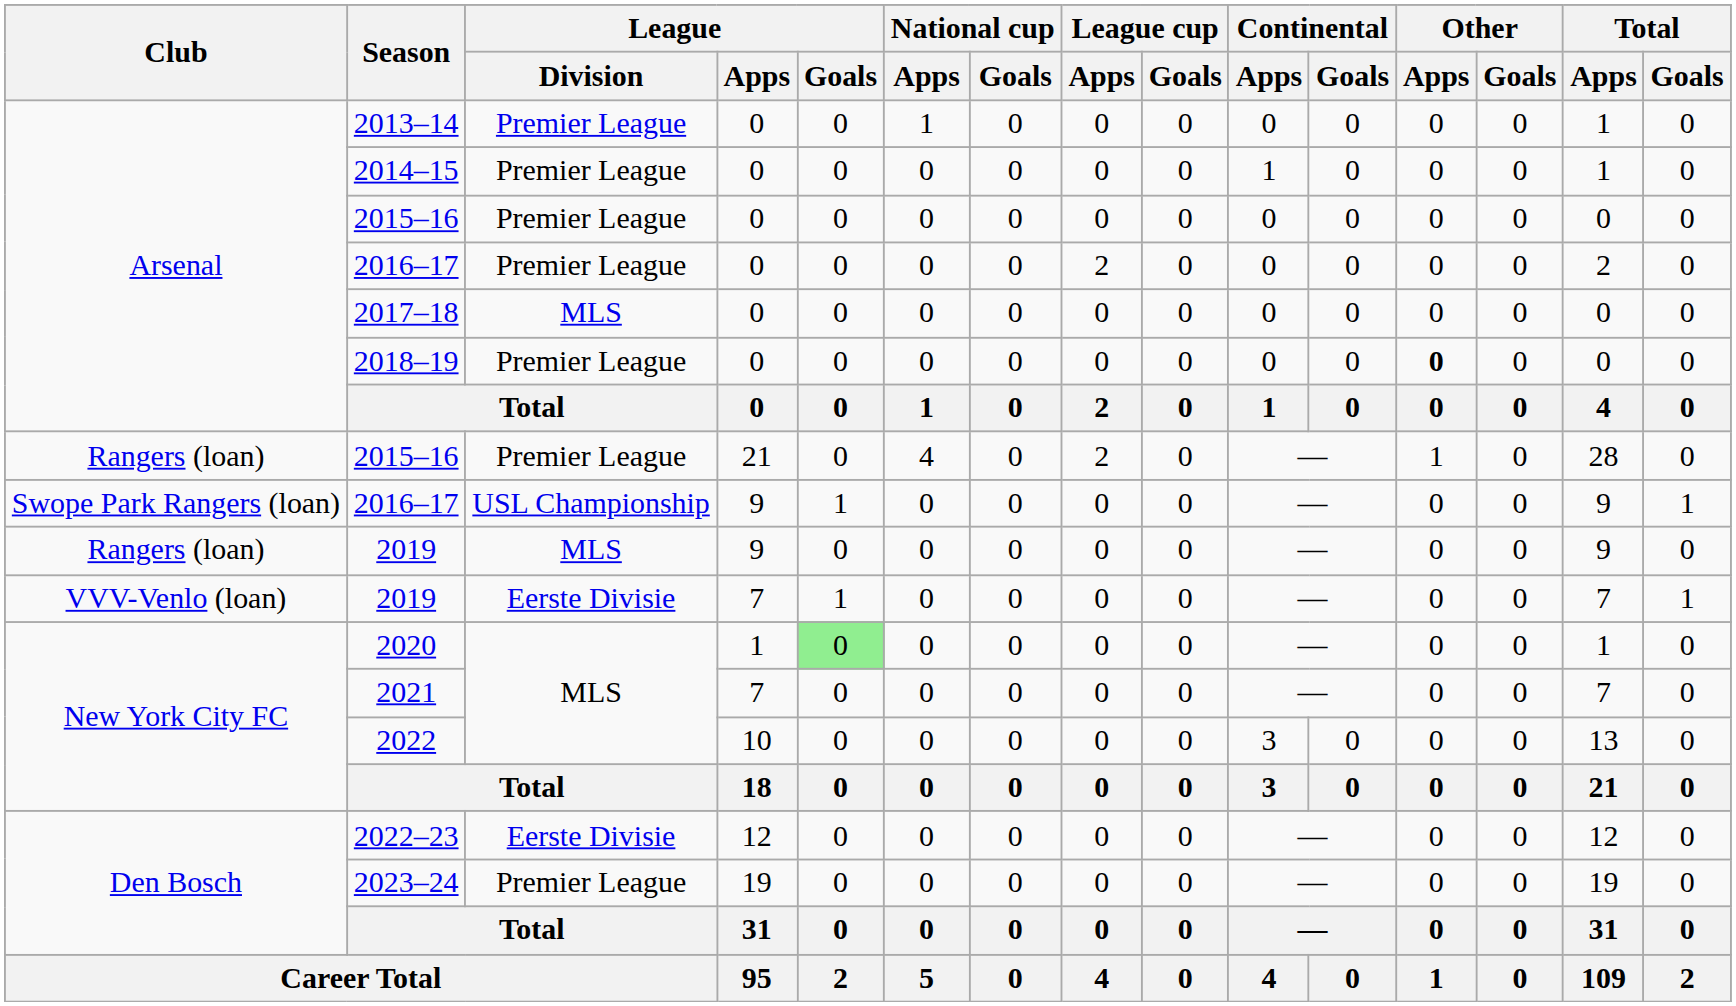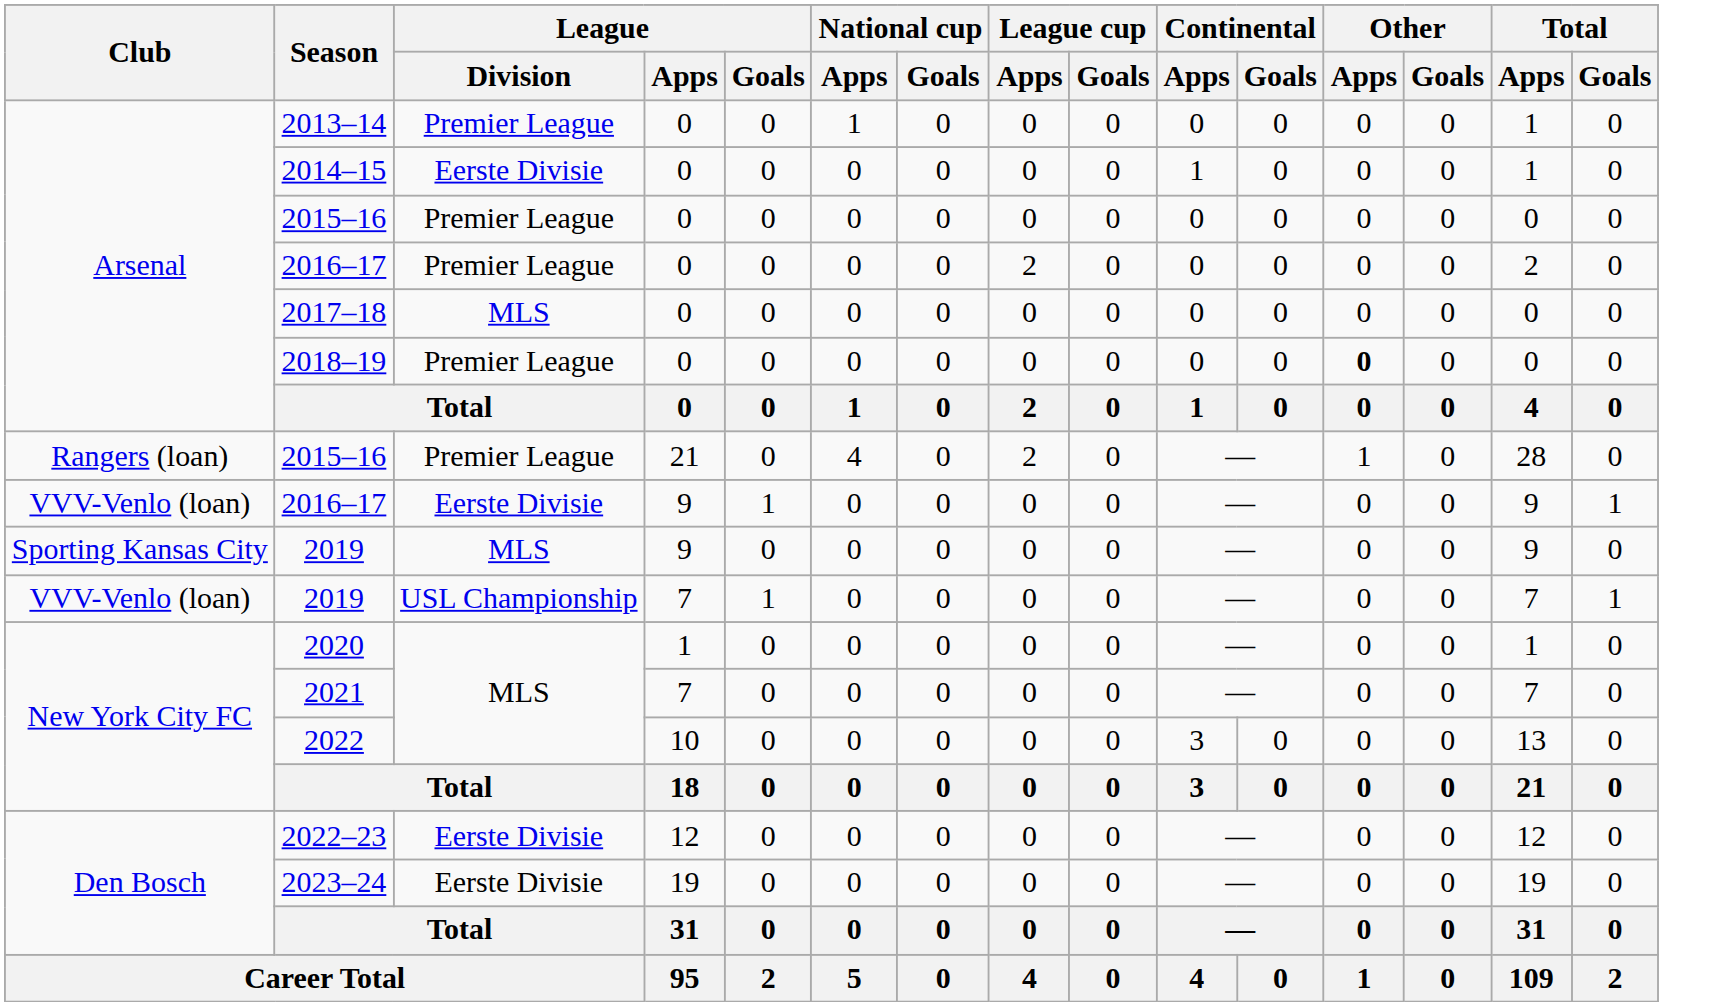(591, 170) Premier League -> (519, 170) Eerste Divisie
(176, 502) Swope Park Rangers (loan) -> (140, 502) VVV-Venlo (loan)
(591, 502) USL Championship -> (519, 502) Eerste Divisie
(176, 550) Rangers (loan) -> (140, 550) Sporting Kansas City
(591, 597) Eerste Divisie -> (519, 597) USL Championship
(840, 645) lightgreen background -> (768, 645) no background
(591, 882) Premier League -> (519, 882) Eerste Divisie
